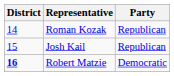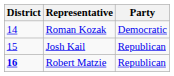(142, 29) Republican -> (142, 29) Democratic
(142, 63) Democratic -> (142, 63) Republican
